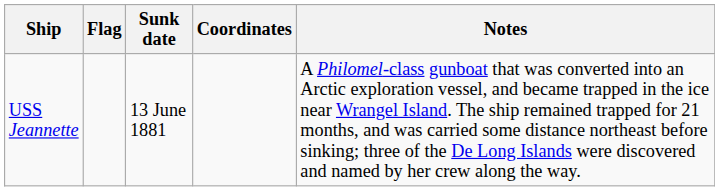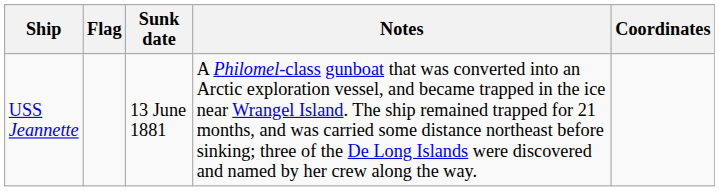columns swapped: (505, 29) <-> (244, 29)
